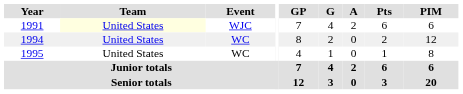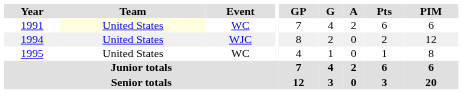(240, 25) WJC -> (240, 25) WC
(240, 39) WC -> (240, 39) WJC
